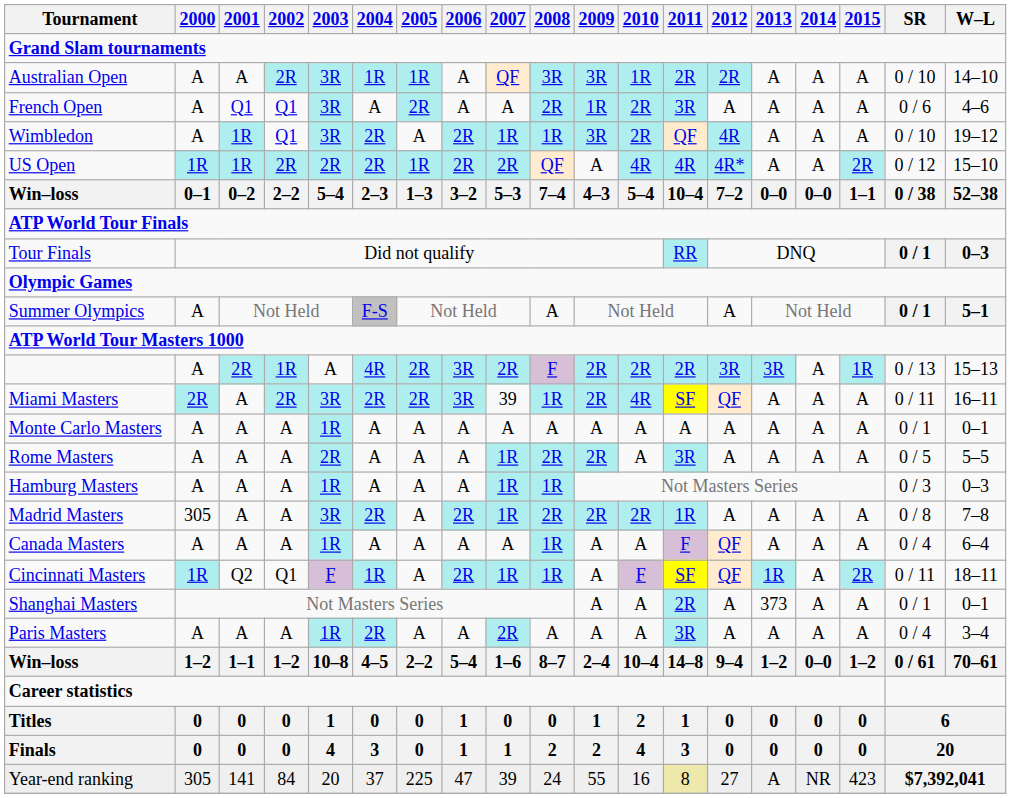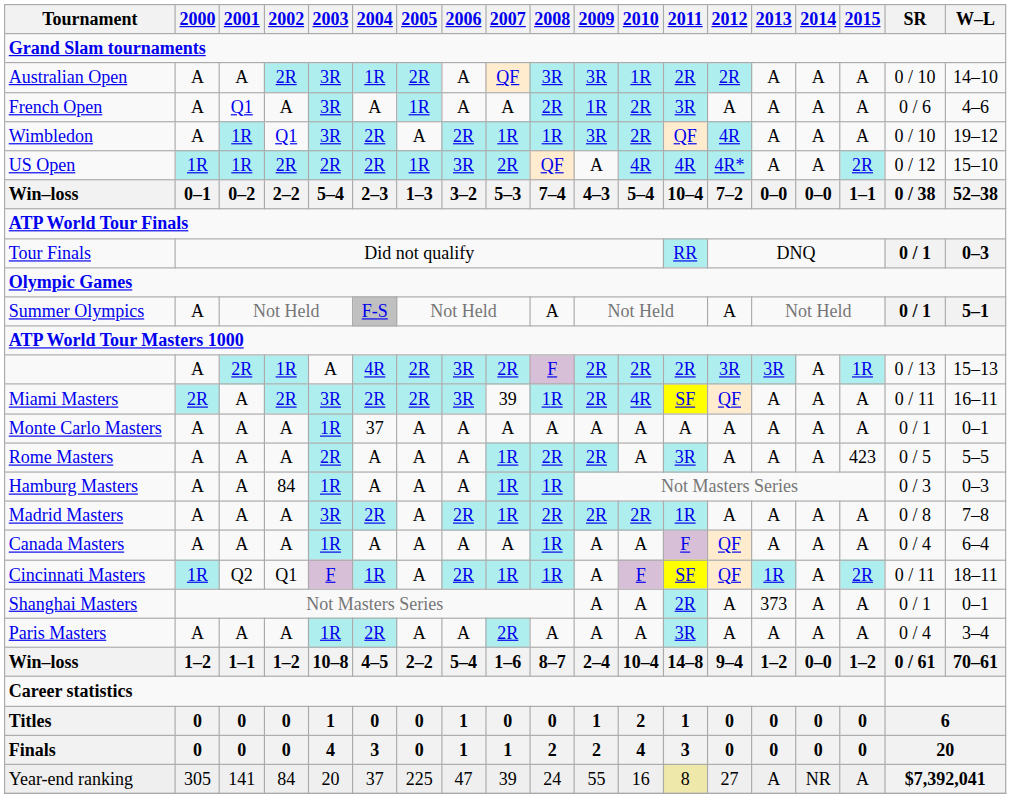(419, 77) 1R -> (419, 77) 2R
(286, 106) Q1 -> (286, 106) A
(419, 106) 2R -> (419, 106) 1R
(463, 164) 2R -> (463, 164) 3R
(375, 427) A -> (375, 427) 37
(862, 456) A -> (862, 456) 423
(286, 486) A -> (286, 486) 84
(197, 515) 305 -> (197, 515) A
(862, 778) 423 -> (862, 778) A
